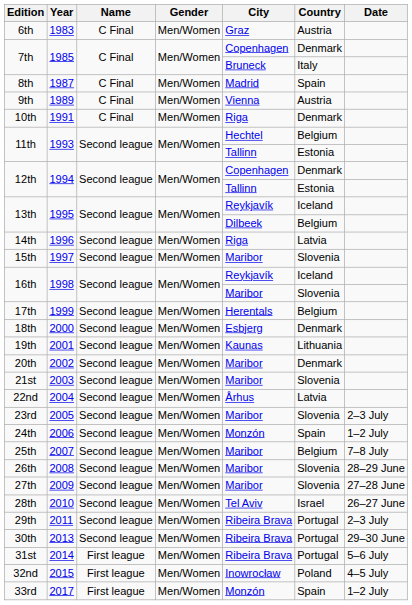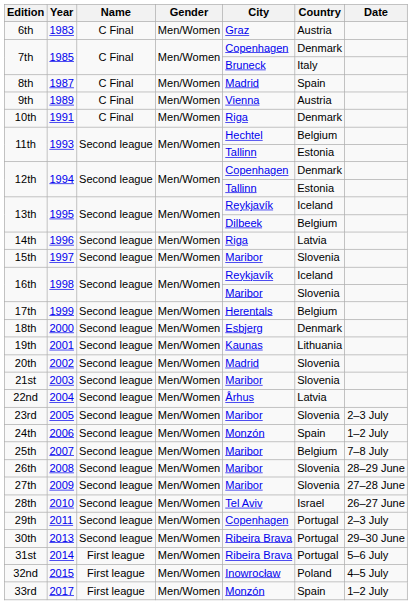(244, 363) Maribor -> (242, 363) Madrid
(320, 363) Denmark -> (318, 363) Slovenia
(259, 521) Ribeira Brava -> (257, 521) Copenhagen
